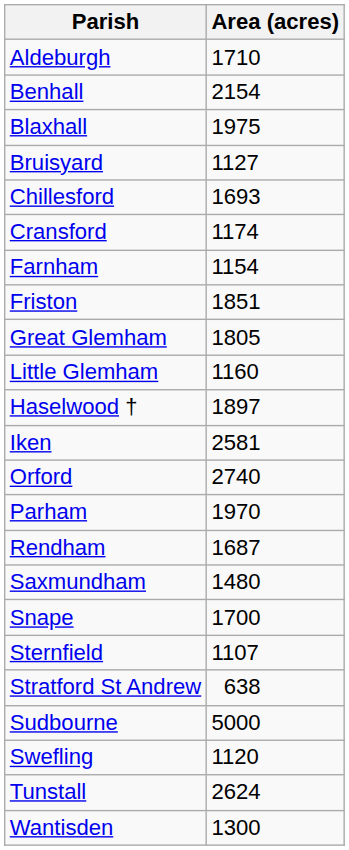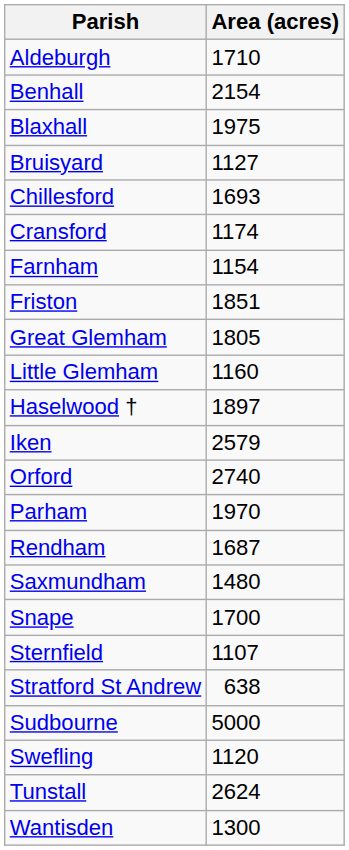(236, 442) 2581 -> (236, 442) 2579
